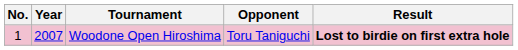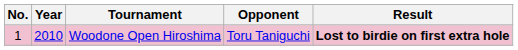(49, 35) 2007 -> (49, 35) 2010
